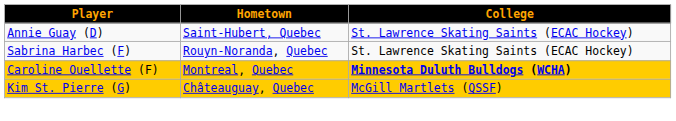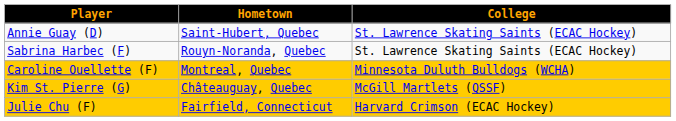(461, 70) bold -> (465, 70) normal
+ row: (52, 107)
